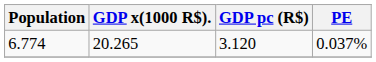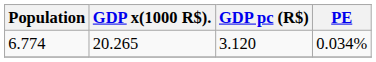(342, 43) 0.037% -> (342, 43) 0.034%
